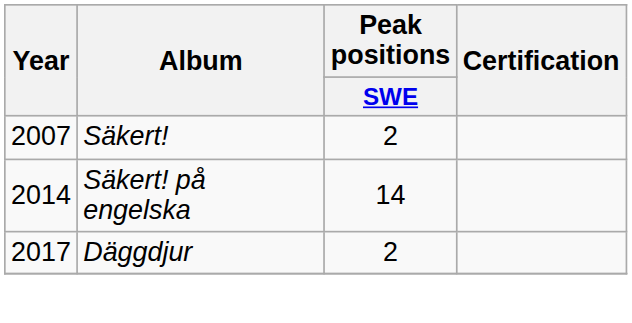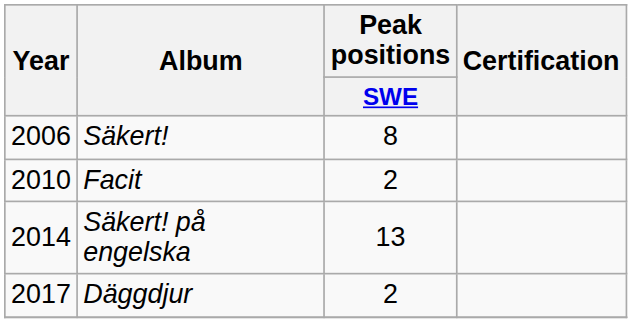(41, 136) 2007 -> (41, 136) 2006
(391, 136) 2 -> (391, 136) 8
+ row: (112, 179)
(391, 194) 14 -> (391, 237) 13
